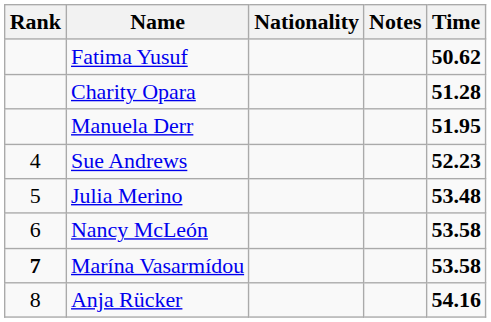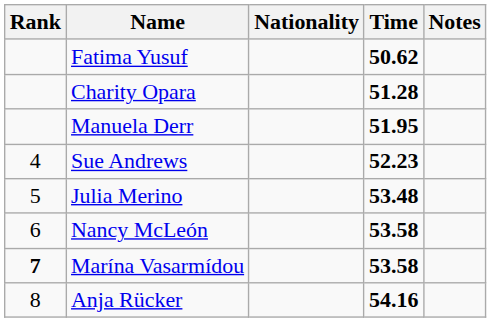columns swapped: (456, 21) <-> (395, 21)
